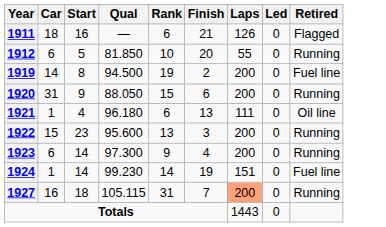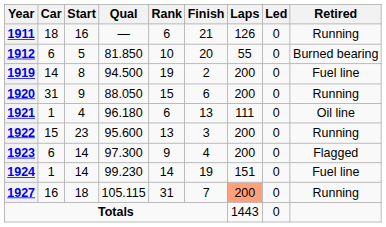(317, 34) Flagged -> (336, 34) Running
(317, 53) Running -> (336, 53) Burned bearing
(317, 152) Running -> (336, 152) Flagged
